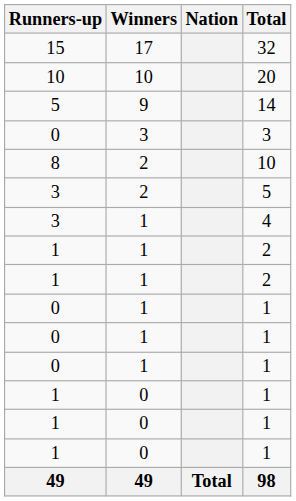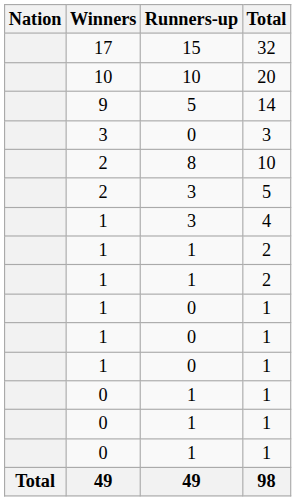columns swapped: (212, 18) <-> (55, 18)
